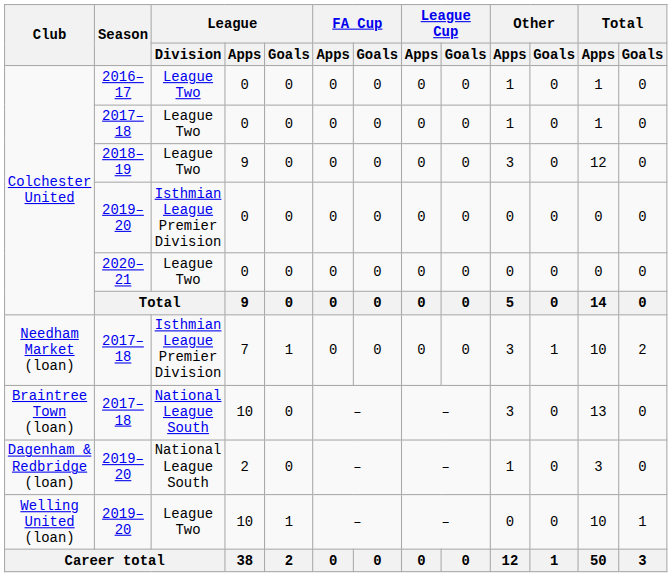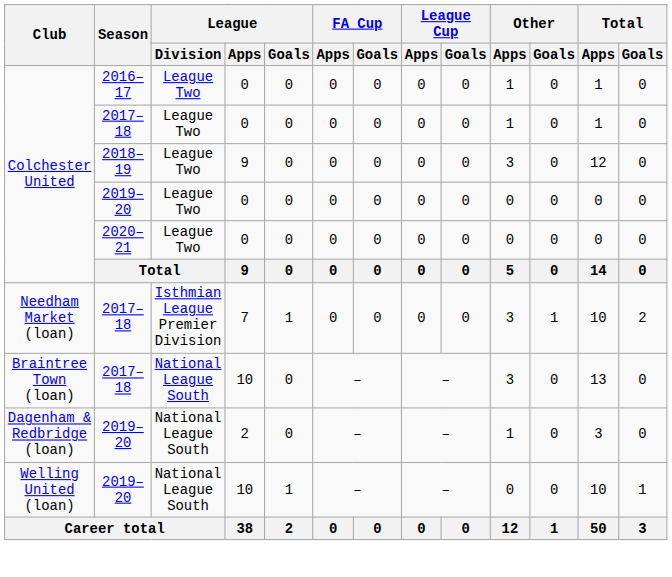(188, 217) Isthmian League Premier Division -> (188, 201) League Two
(188, 522) League Two -> (188, 490) National League South
